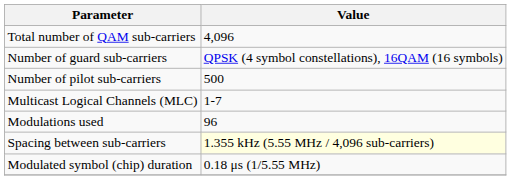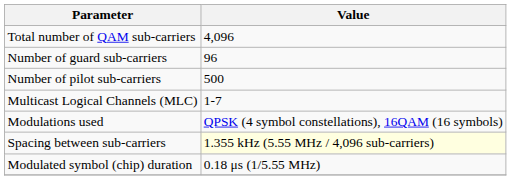(353, 57) QPSK (4 symbol constellations), 16QAM (16 symbols) -> (210, 57) 96
(210, 121) 96 -> (353, 121) QPSK (4 symbol constellations), 16QAM (16 symbols)
